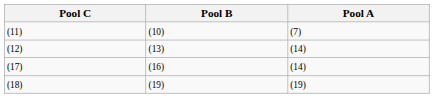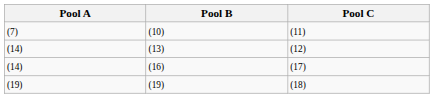columns swapped: (358, 13) <-> (75, 13)
